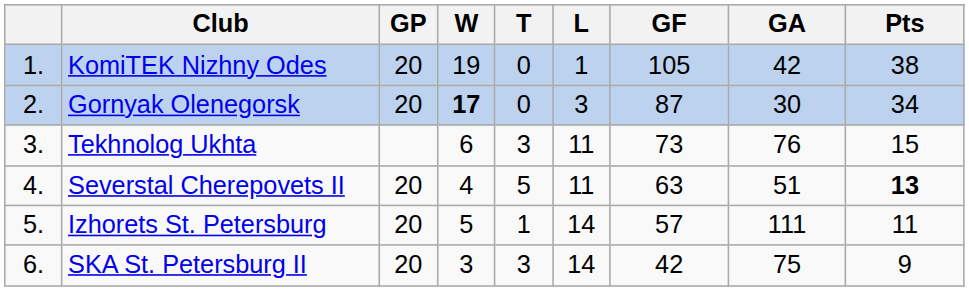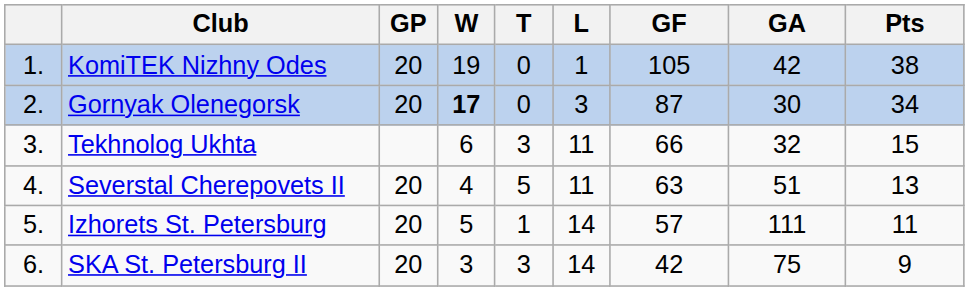(669, 144) 73 -> (669, 144) 66
(787, 144) 76 -> (787, 144) 32
(905, 184) bold -> (905, 184) normal
